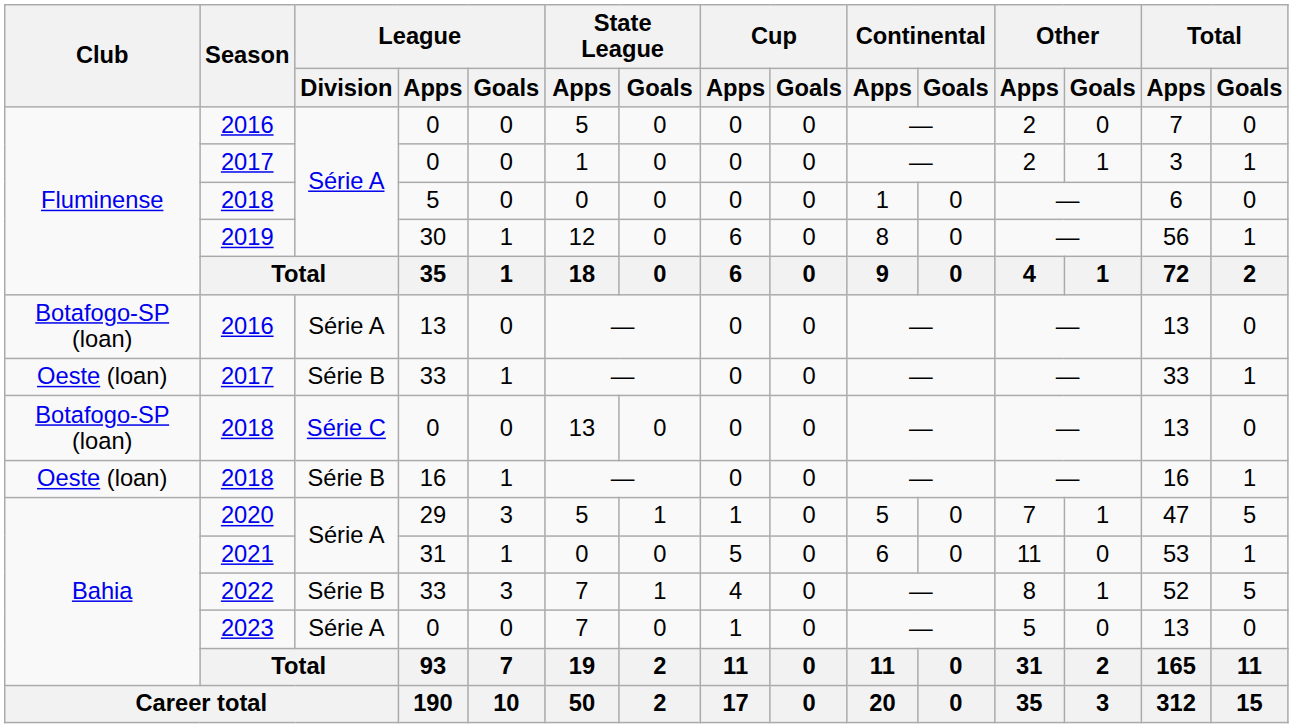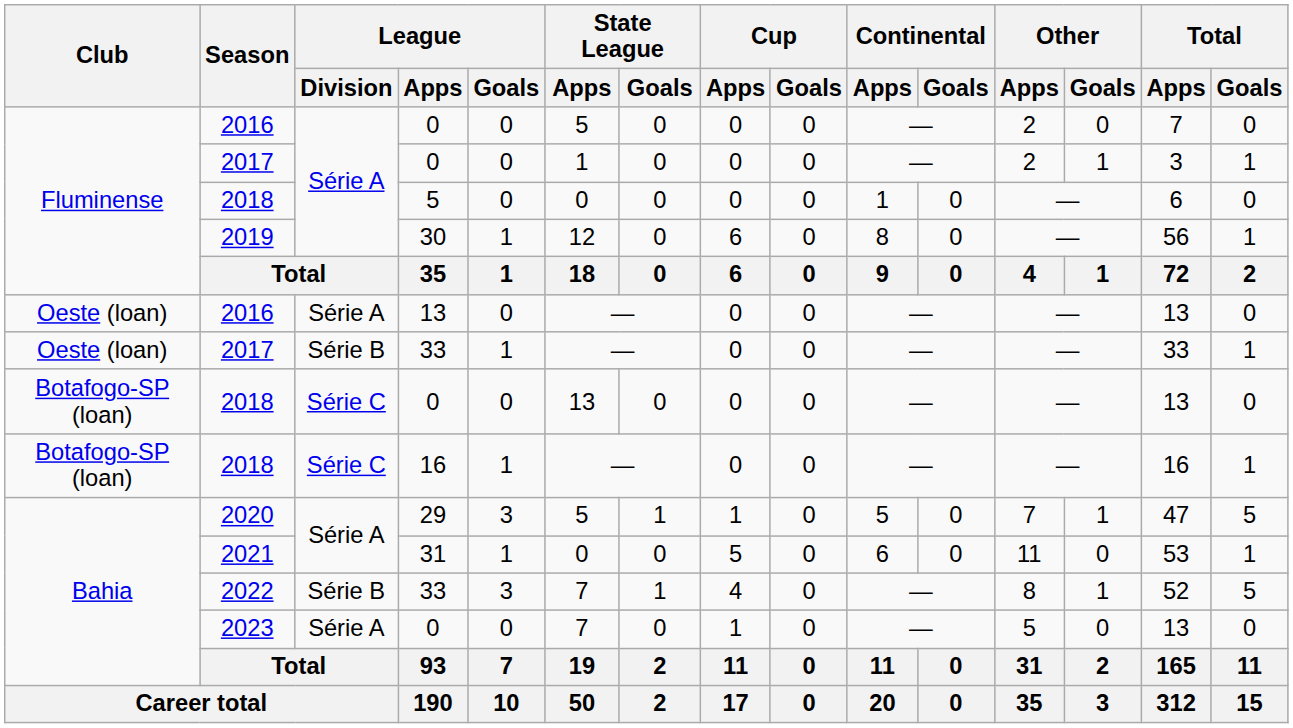(102, 326) Botafogo-SP (loan) -> (102, 312) Oeste (loan)
(102, 478) Oeste (loan) -> (102, 465) Botafogo-SP (loan)
(346, 478) Série B -> (346, 465) Série C
